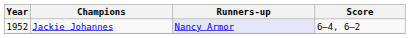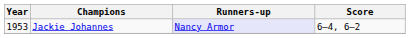(17, 26) 1952 -> (17, 26) 1953
